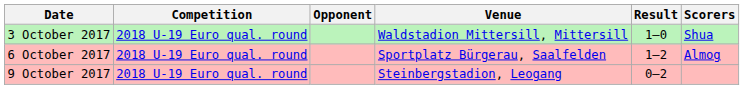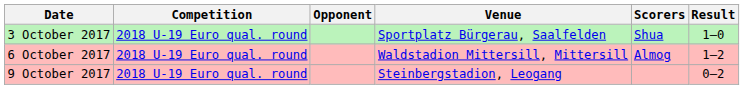columns swapped: (656, 14) <-> (710, 14)
(503, 34) Waldstadion Mittersill, Mittersill -> (492, 34) Sportplatz Bürgerau, Saalfelden
(492, 54) Sportplatz Bürgerau, Saalfelden -> (503, 54) Waldstadion Mittersill, Mittersill
